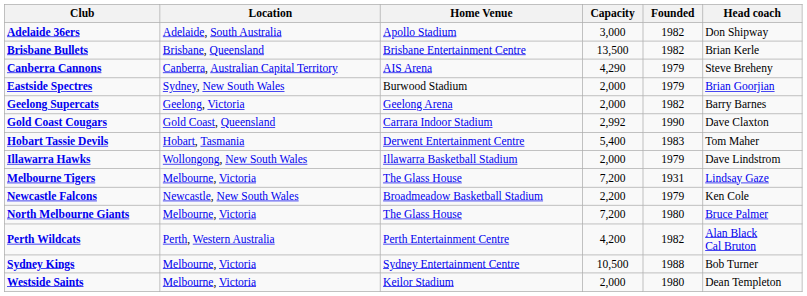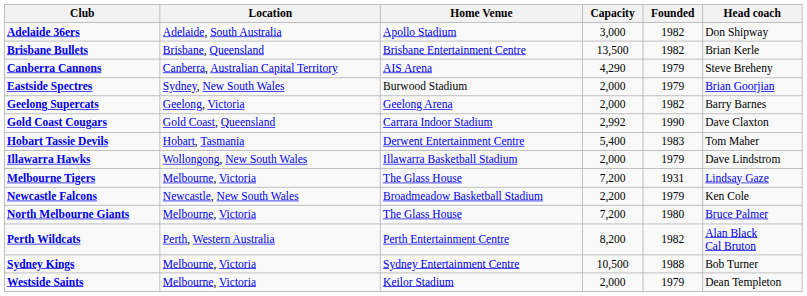(613, 239) 4,200 -> (613, 239) 8,200
(673, 282) 1980 -> (673, 282) 1979
